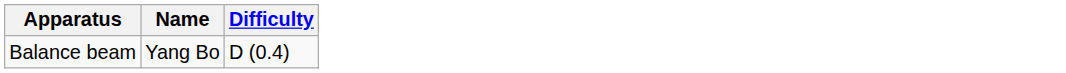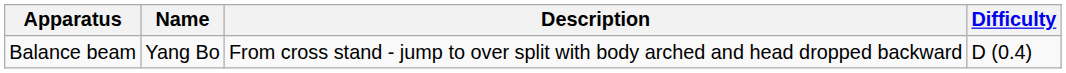+ column: (596, 20)
